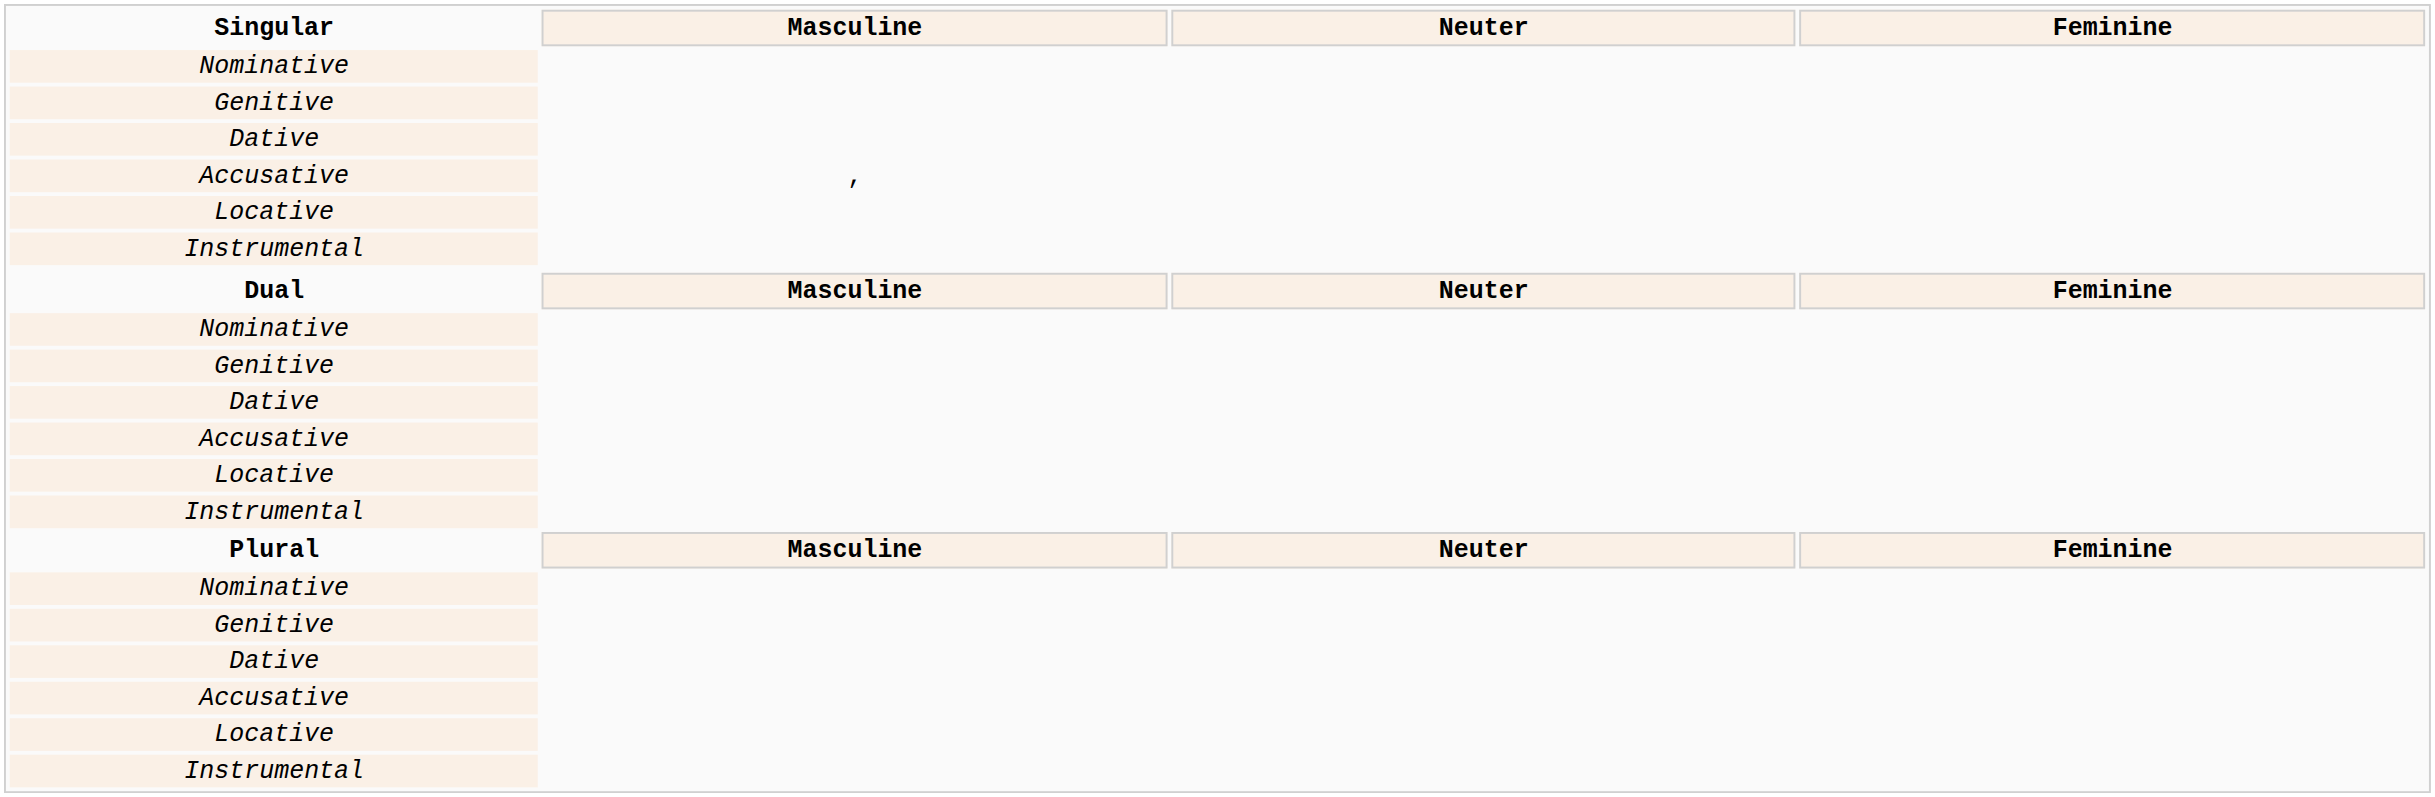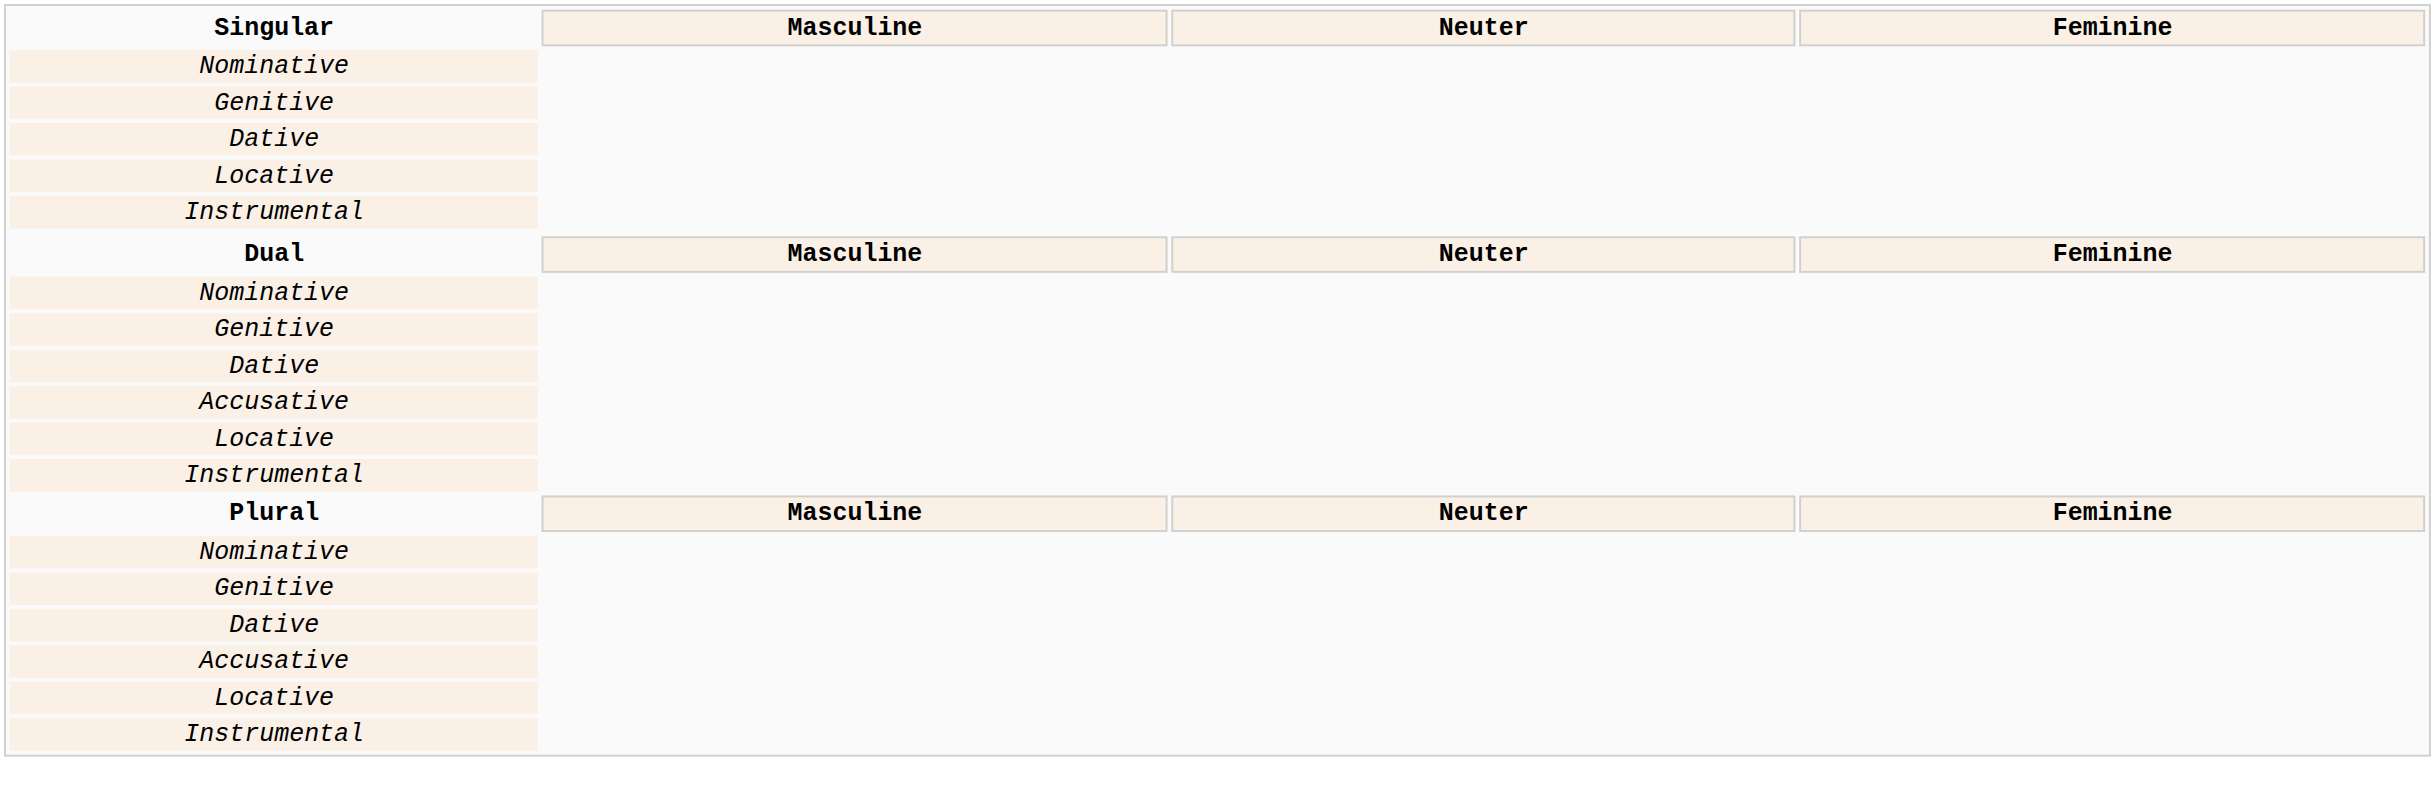- row: (274, 176)
